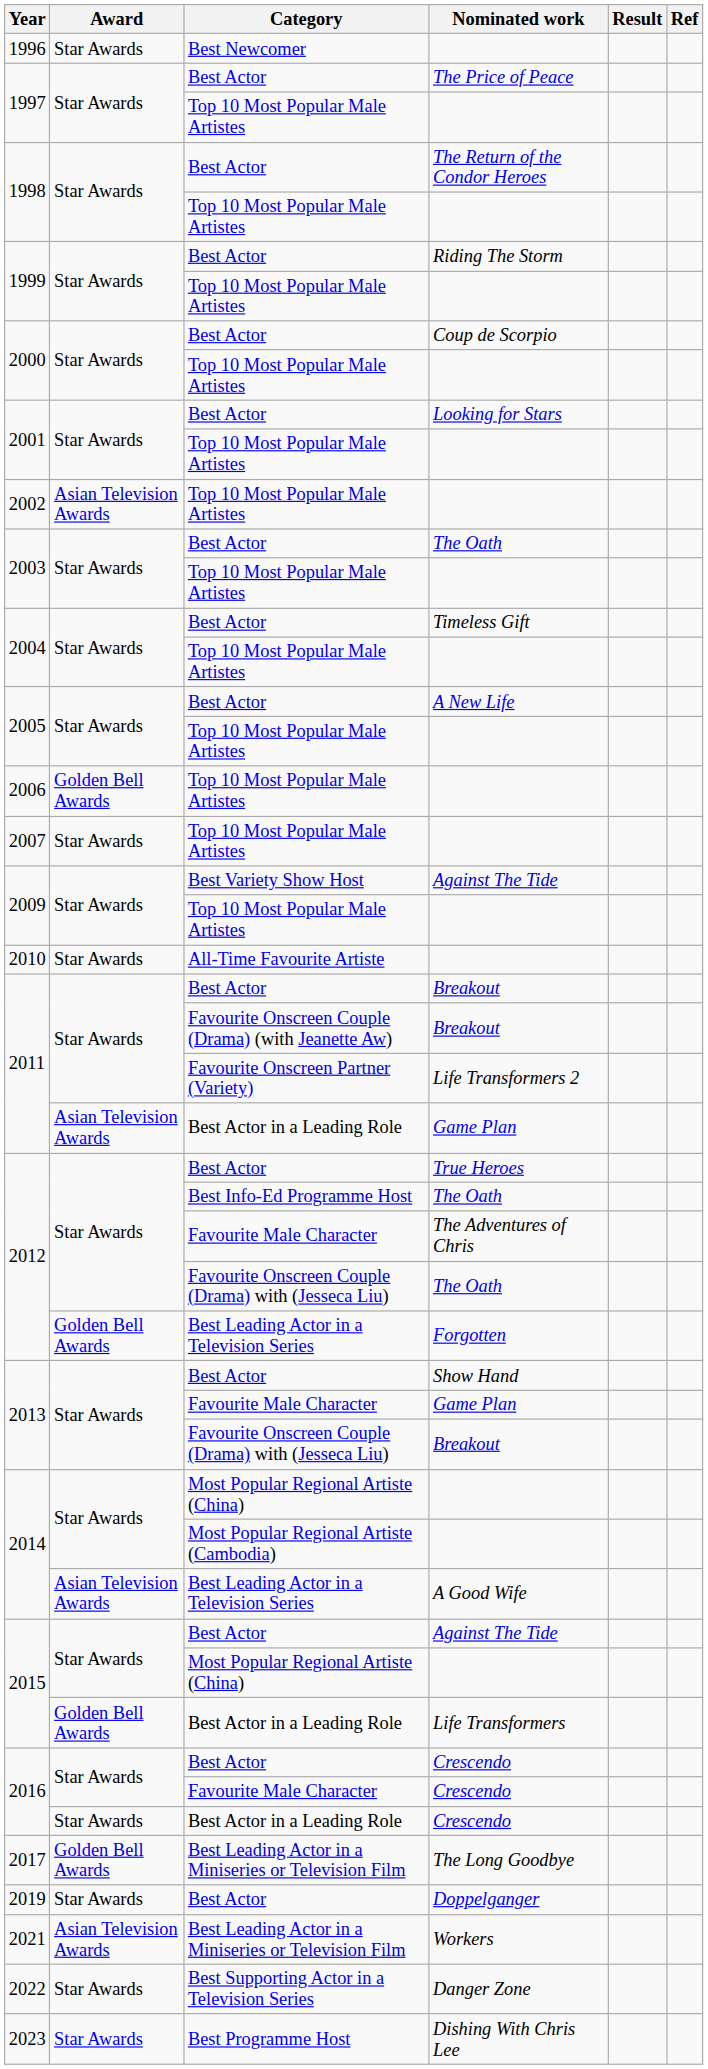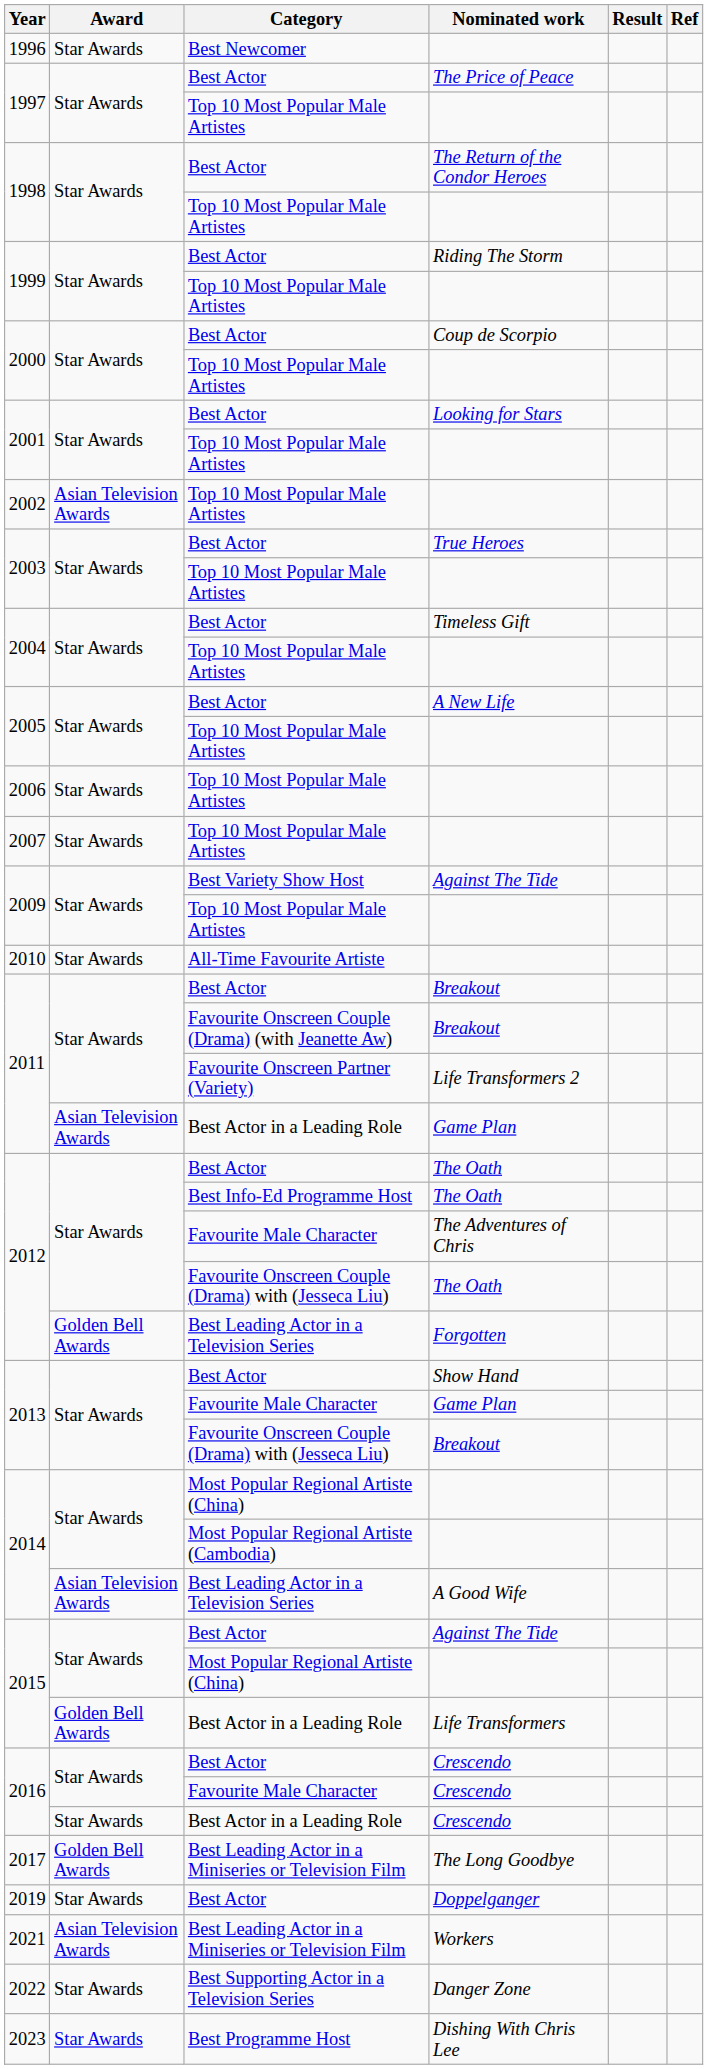(468, 543) The Oath -> (478, 543) True Heroes
(99, 790) Golden Bell Awards -> (98, 790) Star Awards
(478, 1167) True Heroes -> (468, 1167) The Oath
